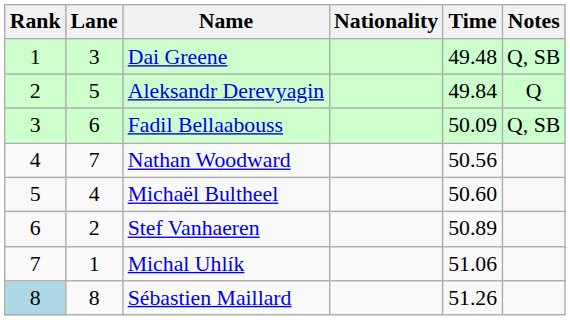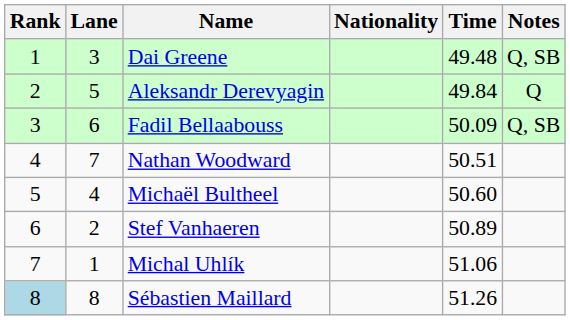(473, 159) 50.56 -> (473, 159) 50.51
